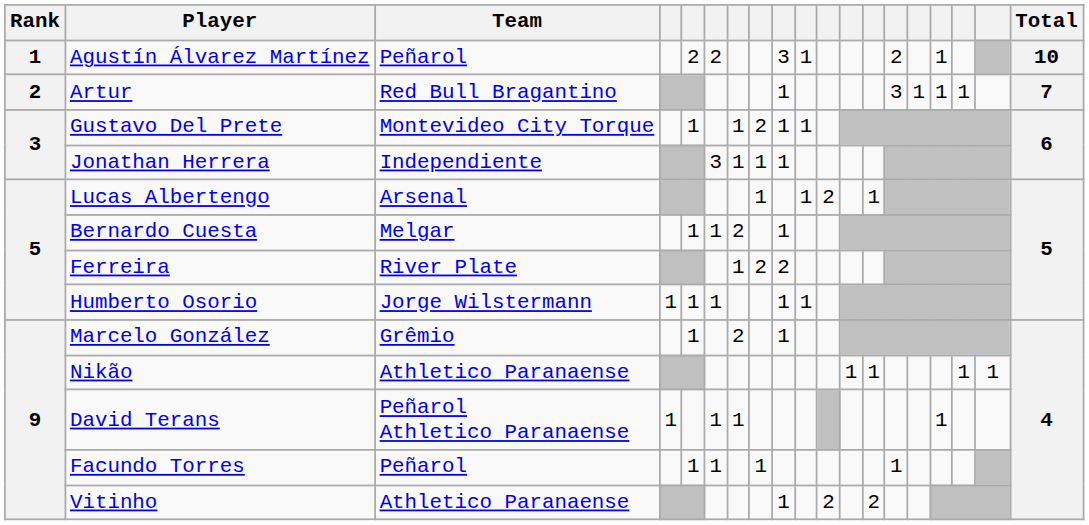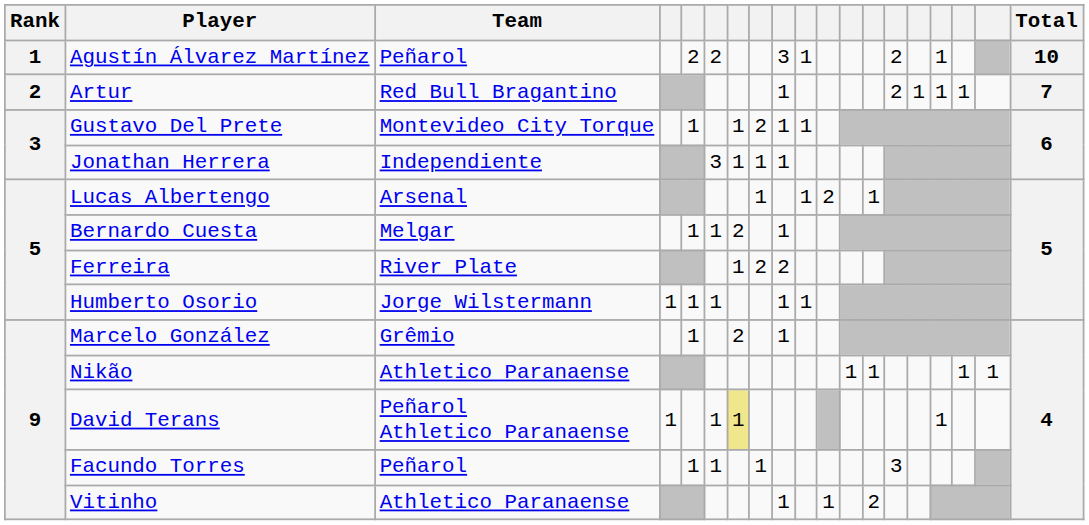(896, 92) 3 -> (896, 92) 2
(738, 419) no background -> (738, 419) khaki background
(896, 467) 1 -> (896, 467) 3
(829, 502) 2 -> (829, 502) 1
